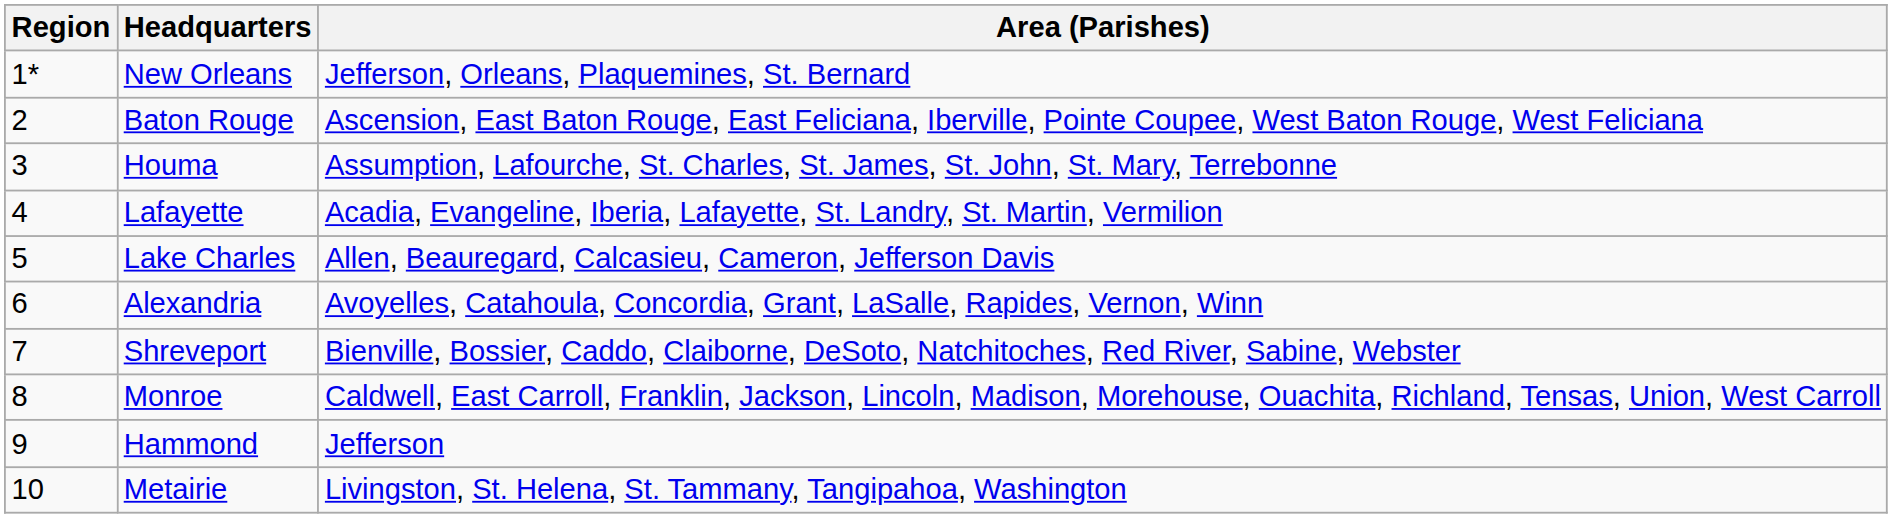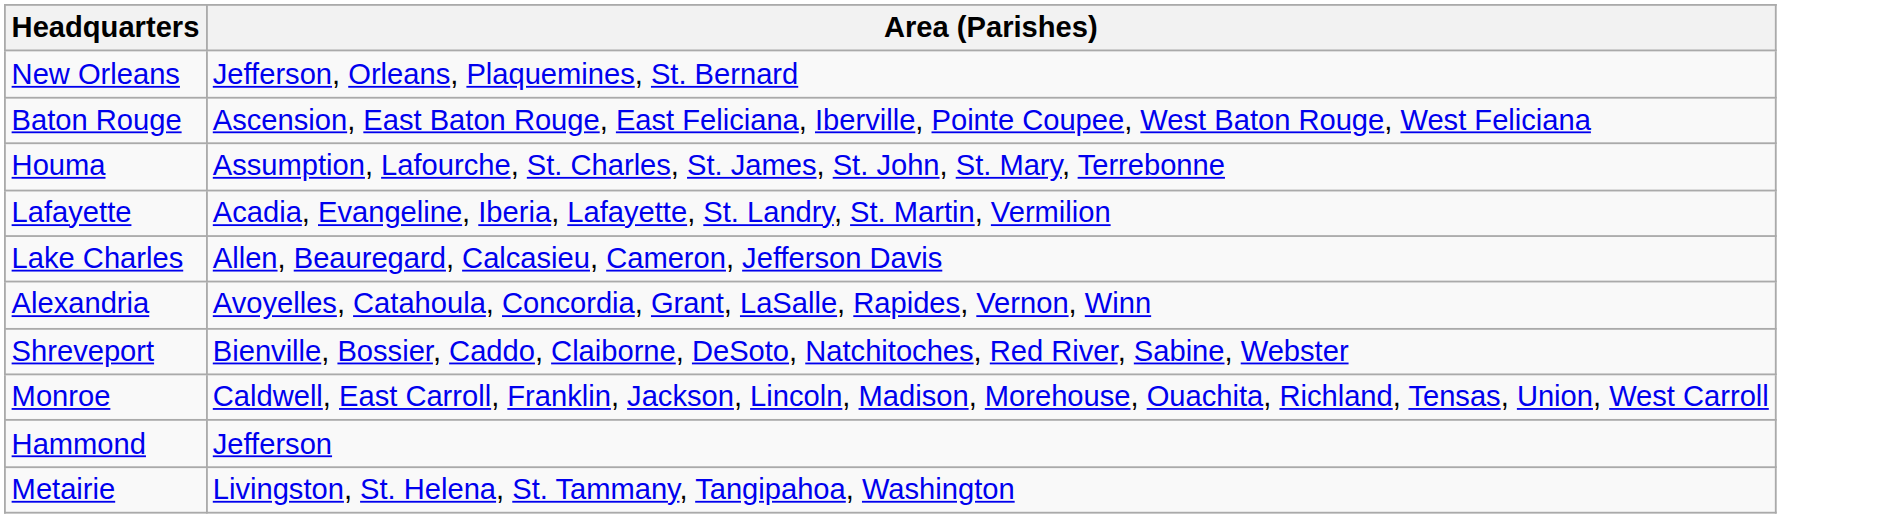- column: (61, 27)
